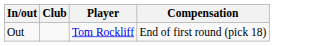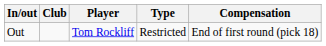+ column: (163, 13)
